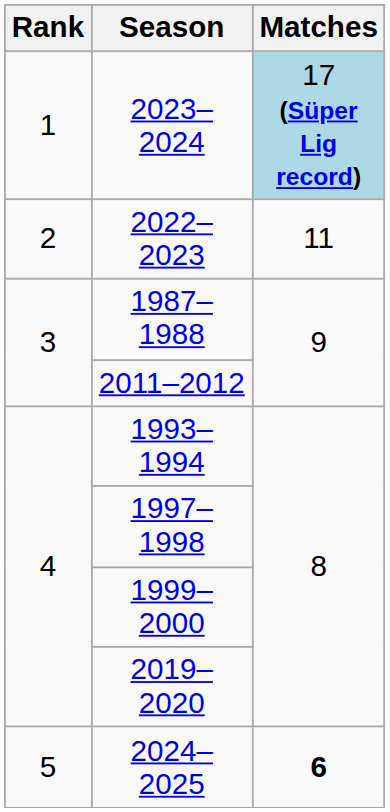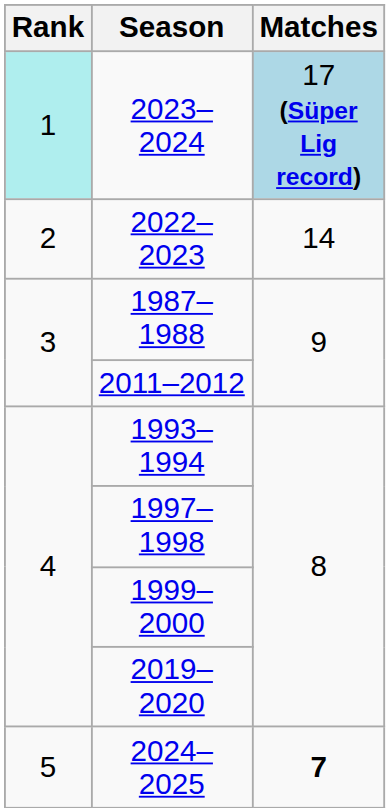(48, 124) no background -> (48, 124) paleturquoise background
(319, 238) 11 -> (319, 238) 14
(319, 766) 6 -> (319, 766) 7
